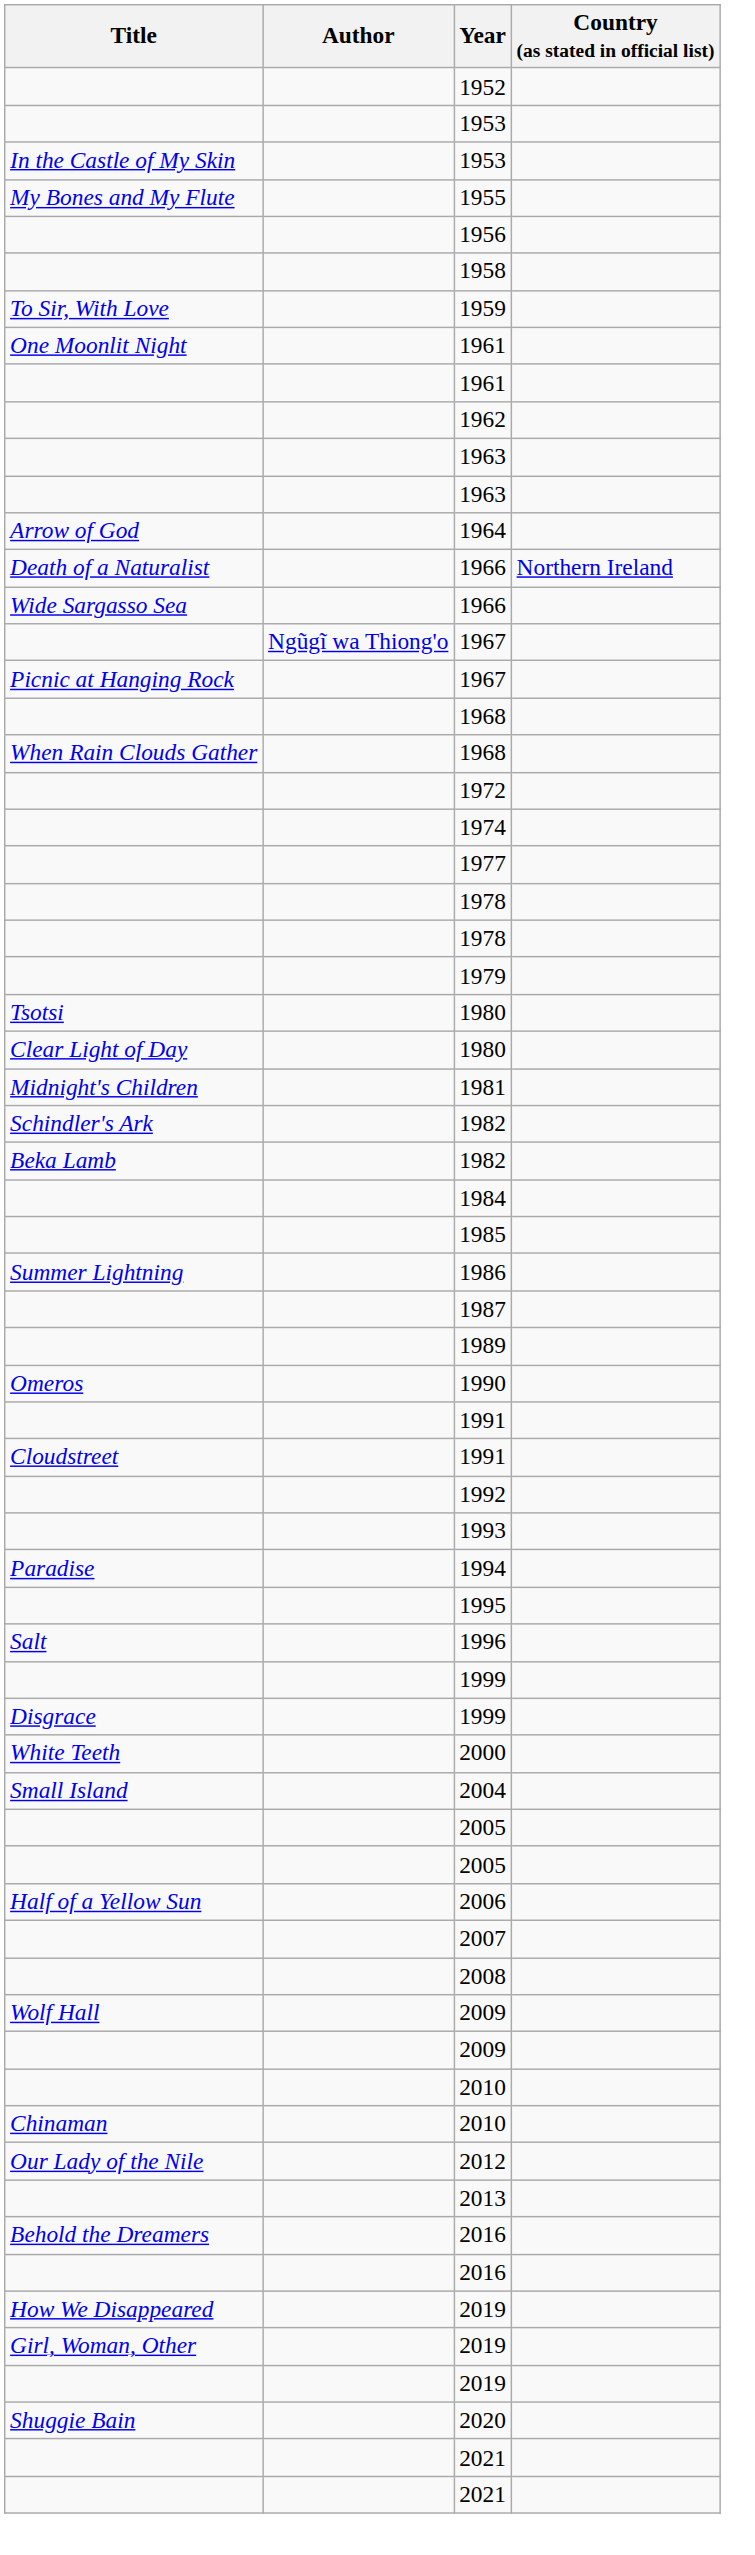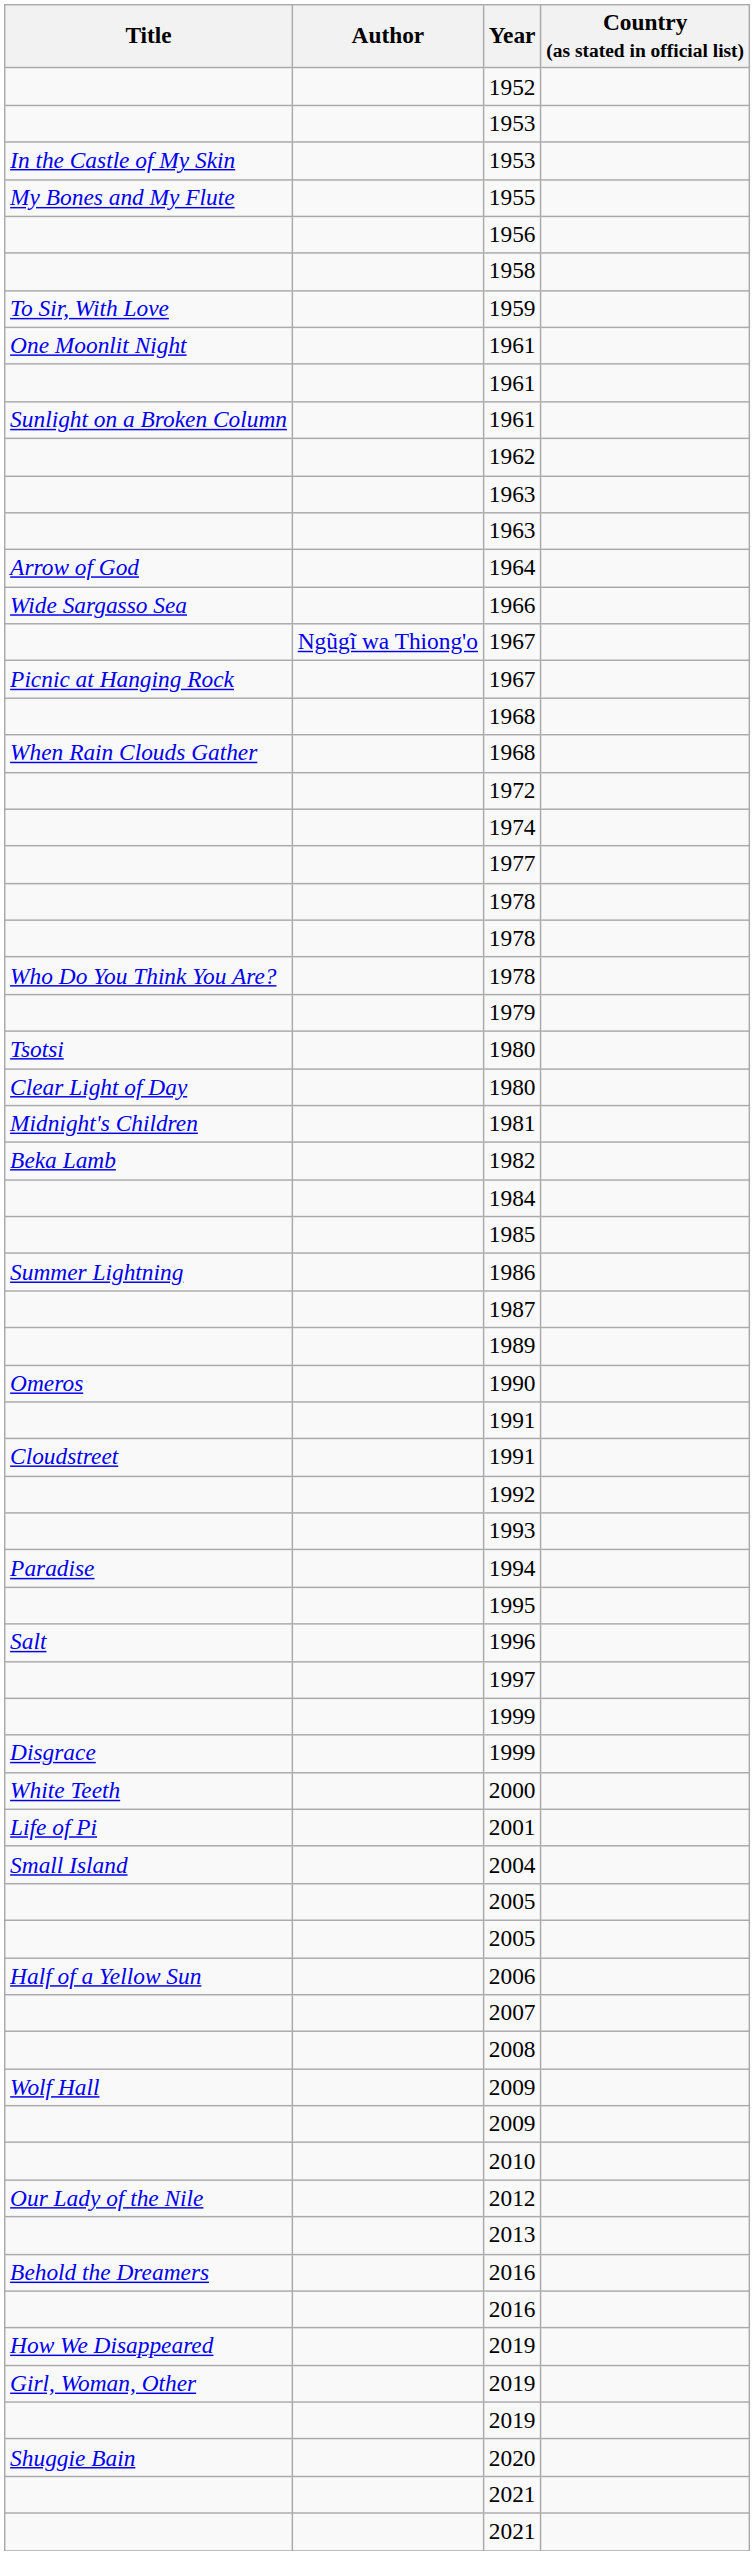+ row: (149, 419)
- row: (110, 567)
+ row: (143, 975)
- row: (81, 1123)
+ row: (149, 1680)
+ row: (54, 1827)
- row: (59, 2123)
